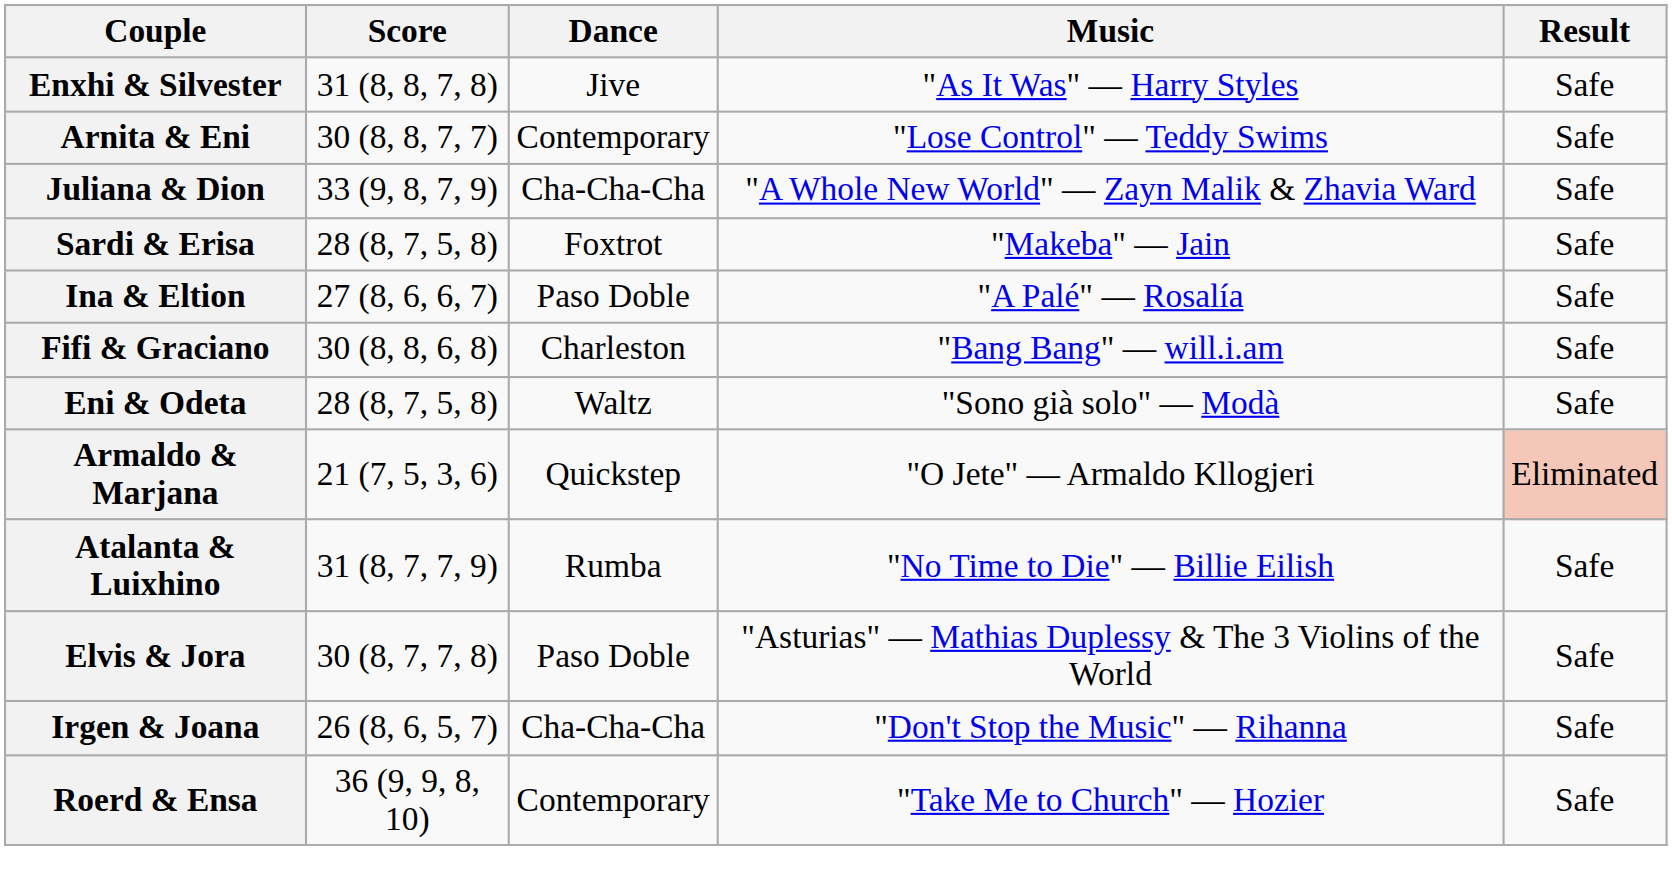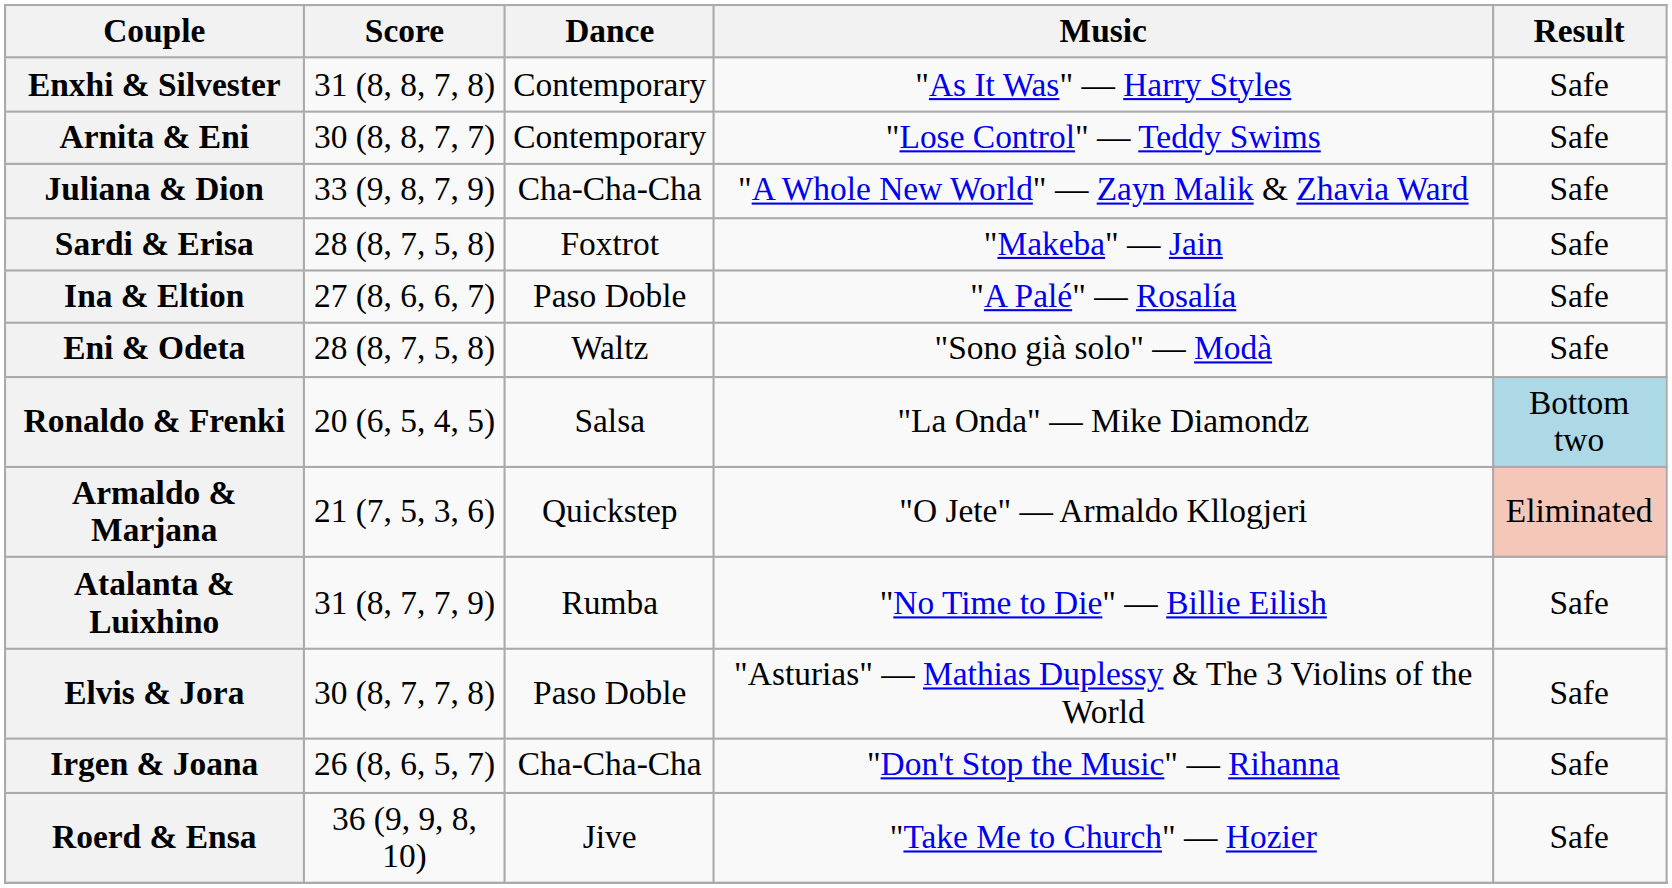(613, 84) Jive -> (610, 84) Contemporary
- row: (155, 349)
+ row: (154, 421)
(613, 799) Contemporary -> (610, 836) Jive
